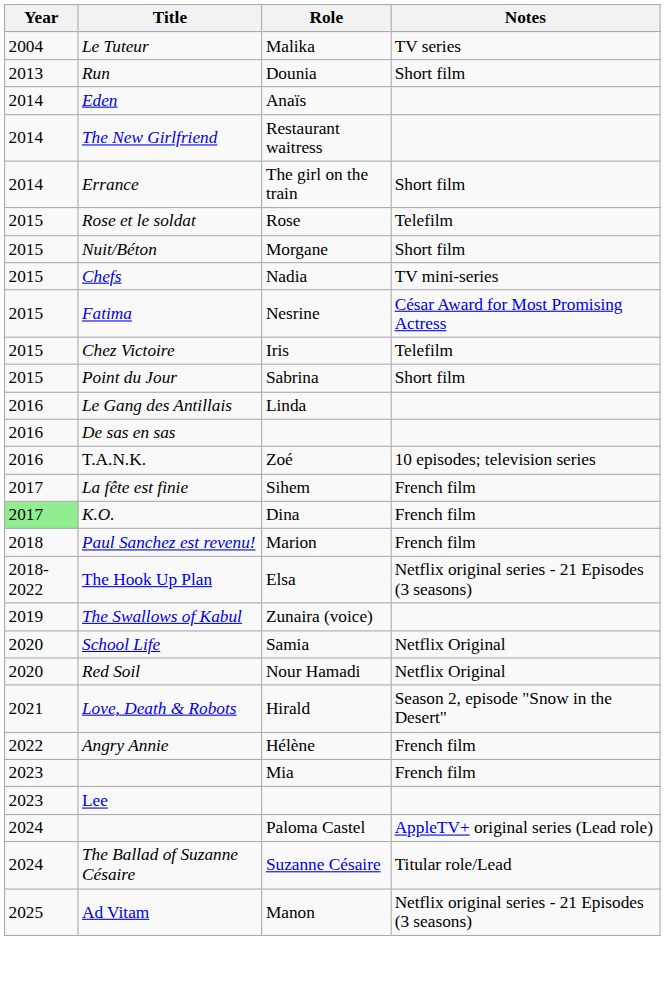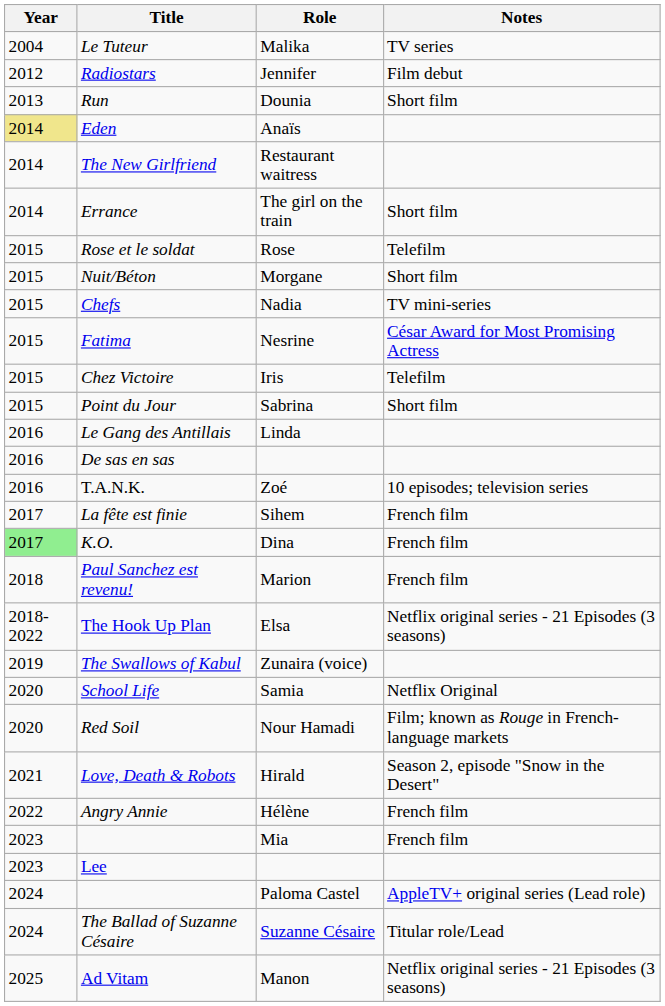+ row: (118, 73)
(26, 100) no background -> (26, 127) khaki background
(450, 671) Netflix Original -> (503, 728) Film; known as Rouge in French-language markets
